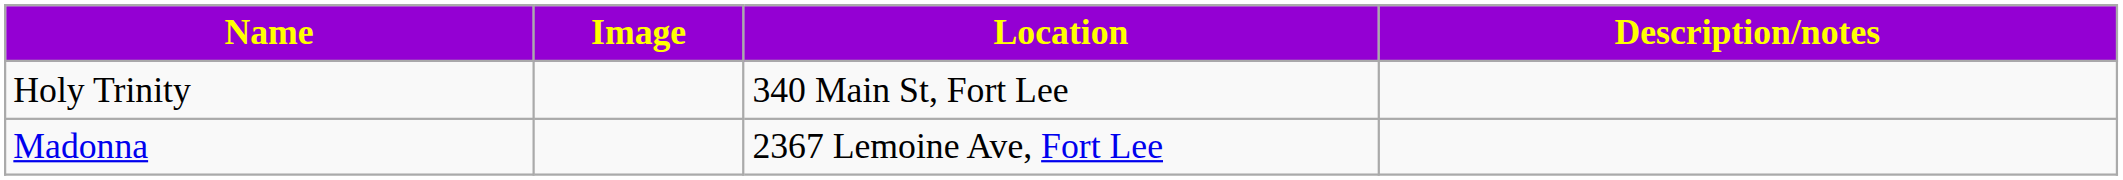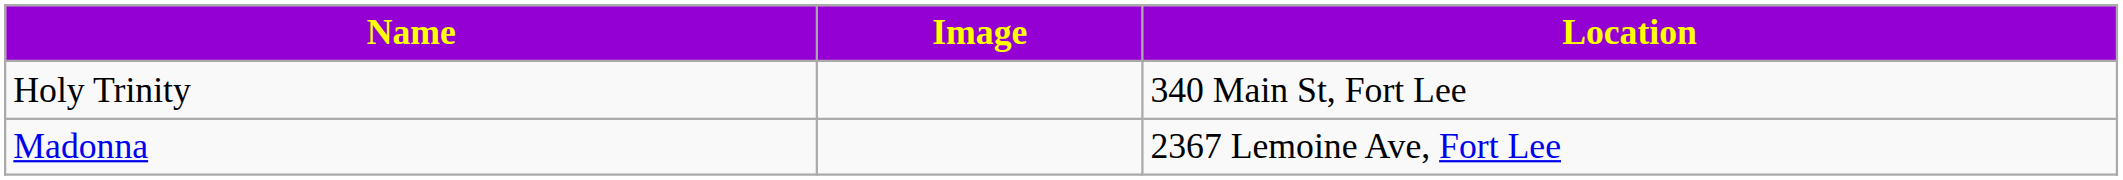- column: (1747, 32)
